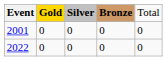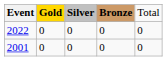rows swapped: (18, 30) <-> (18, 47)
